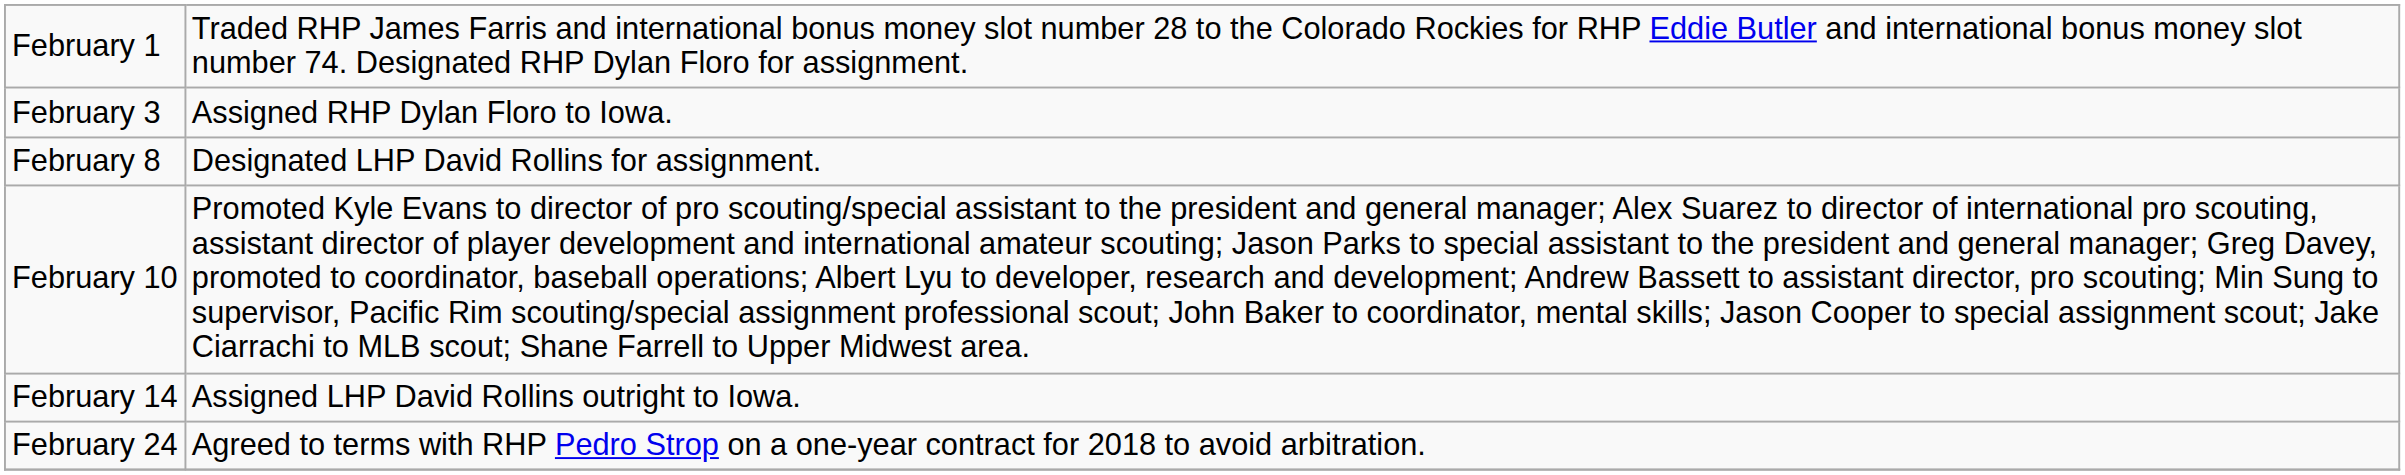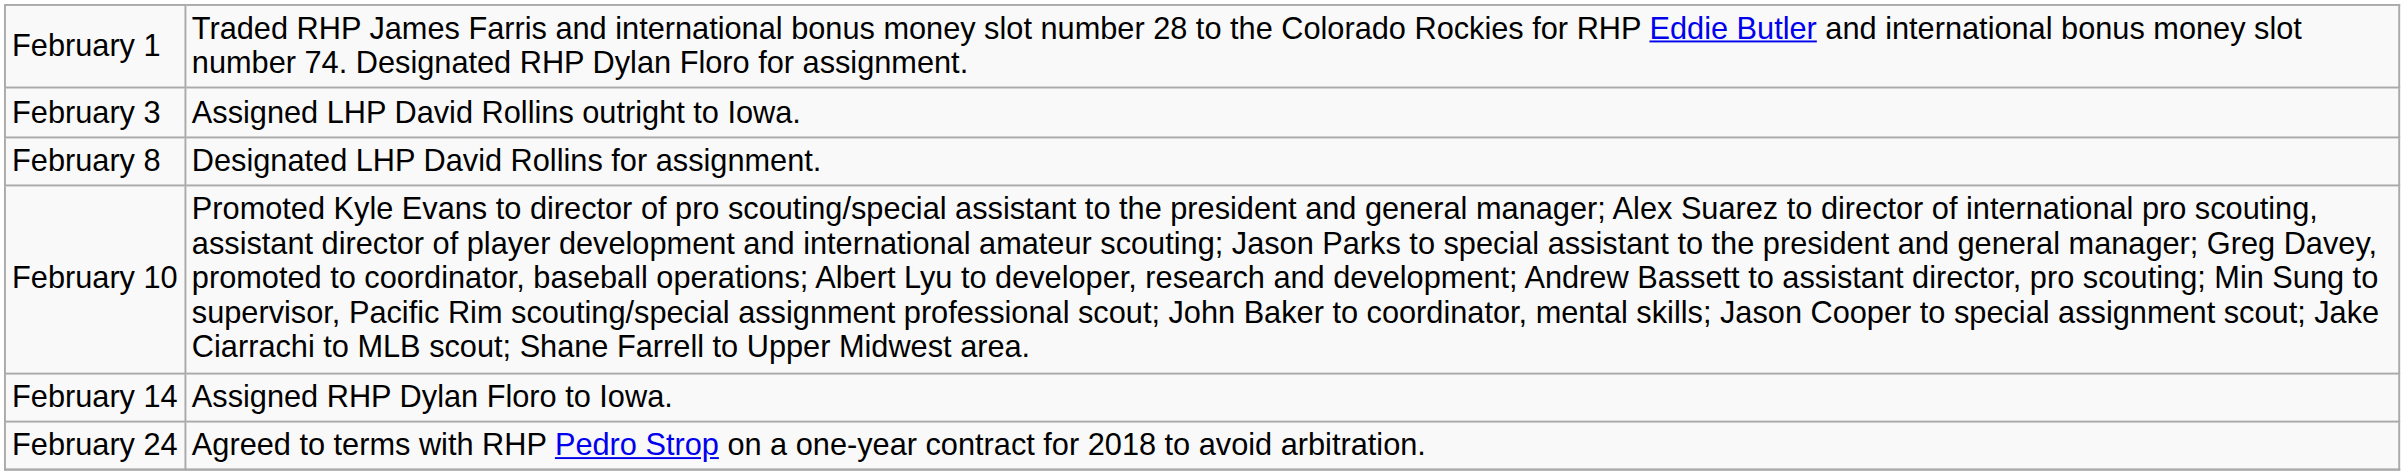(432, 112) Assigned RHP Dylan Floro to Iowa. -> (496, 112) Assigned LHP David Rollins outright to Iowa.
(496, 396) Assigned LHP David Rollins outright to Iowa. -> (432, 396) Assigned RHP Dylan Floro to Iowa.
